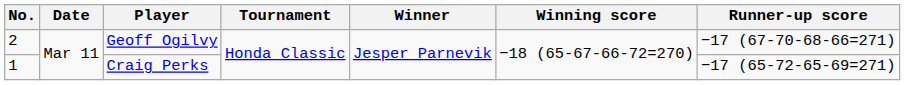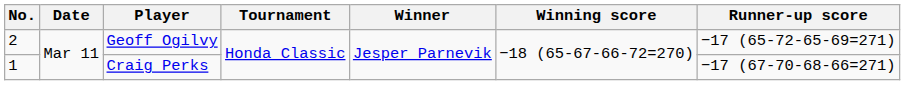(798, 42) −17 (67-70-68-66=271) -> (798, 42) −17 (65-72-65-69=271)
(798, 67) −17 (65-72-65-69=271) -> (798, 67) −17 (67-70-68-66=271)
